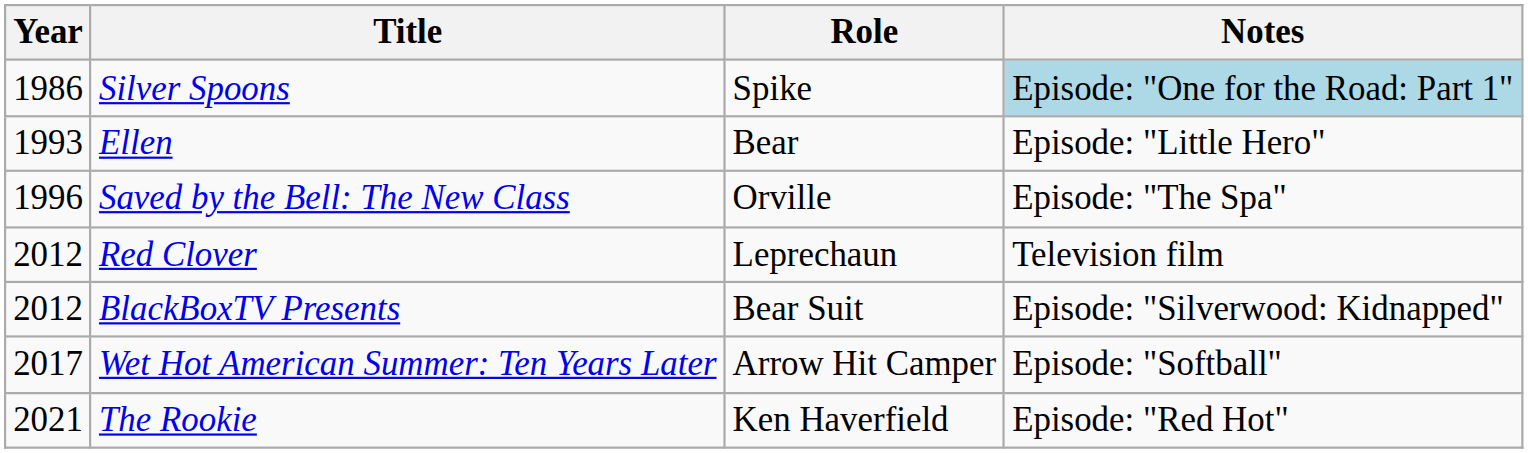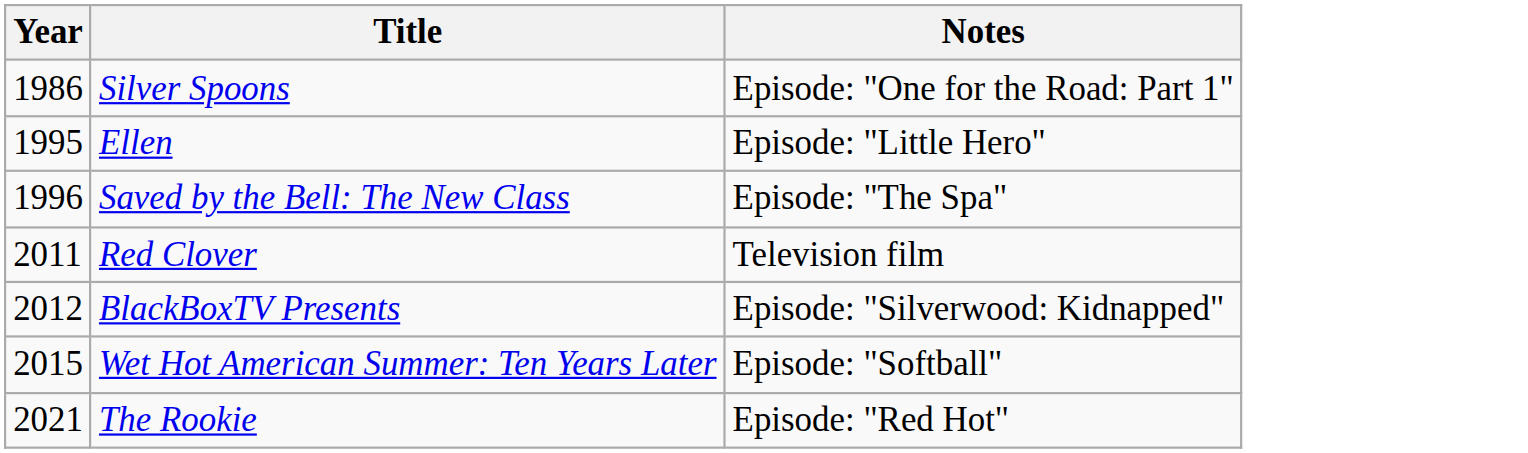- column: (864, 32)
(1263, 87) lightblue background -> (983, 87) no background
(48, 142) 1993 -> (48, 142) 1995
(48, 253) 2012 -> (47, 253) 2011
(48, 364) 2017 -> (48, 364) 2015
